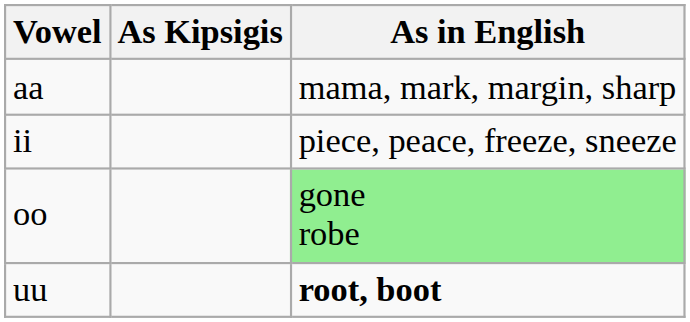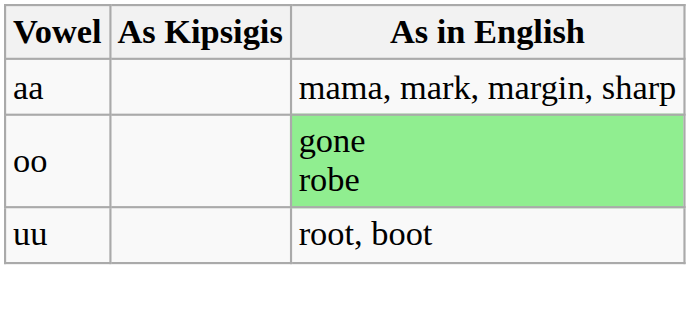- row: (23, 140)
(370, 288) bold -> (366, 234) normal
